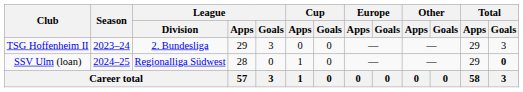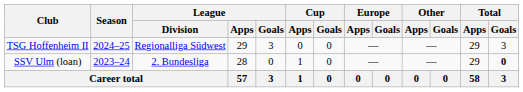(112, 45) 2023–24 -> (112, 45) 2024–25
(180, 45) 2. Bundesliga -> (180, 45) Regionalliga Südwest
(112, 62) 2024–25 -> (112, 62) 2023–24
(180, 62) Regionalliga Südwest -> (180, 62) 2. Bundesliga
